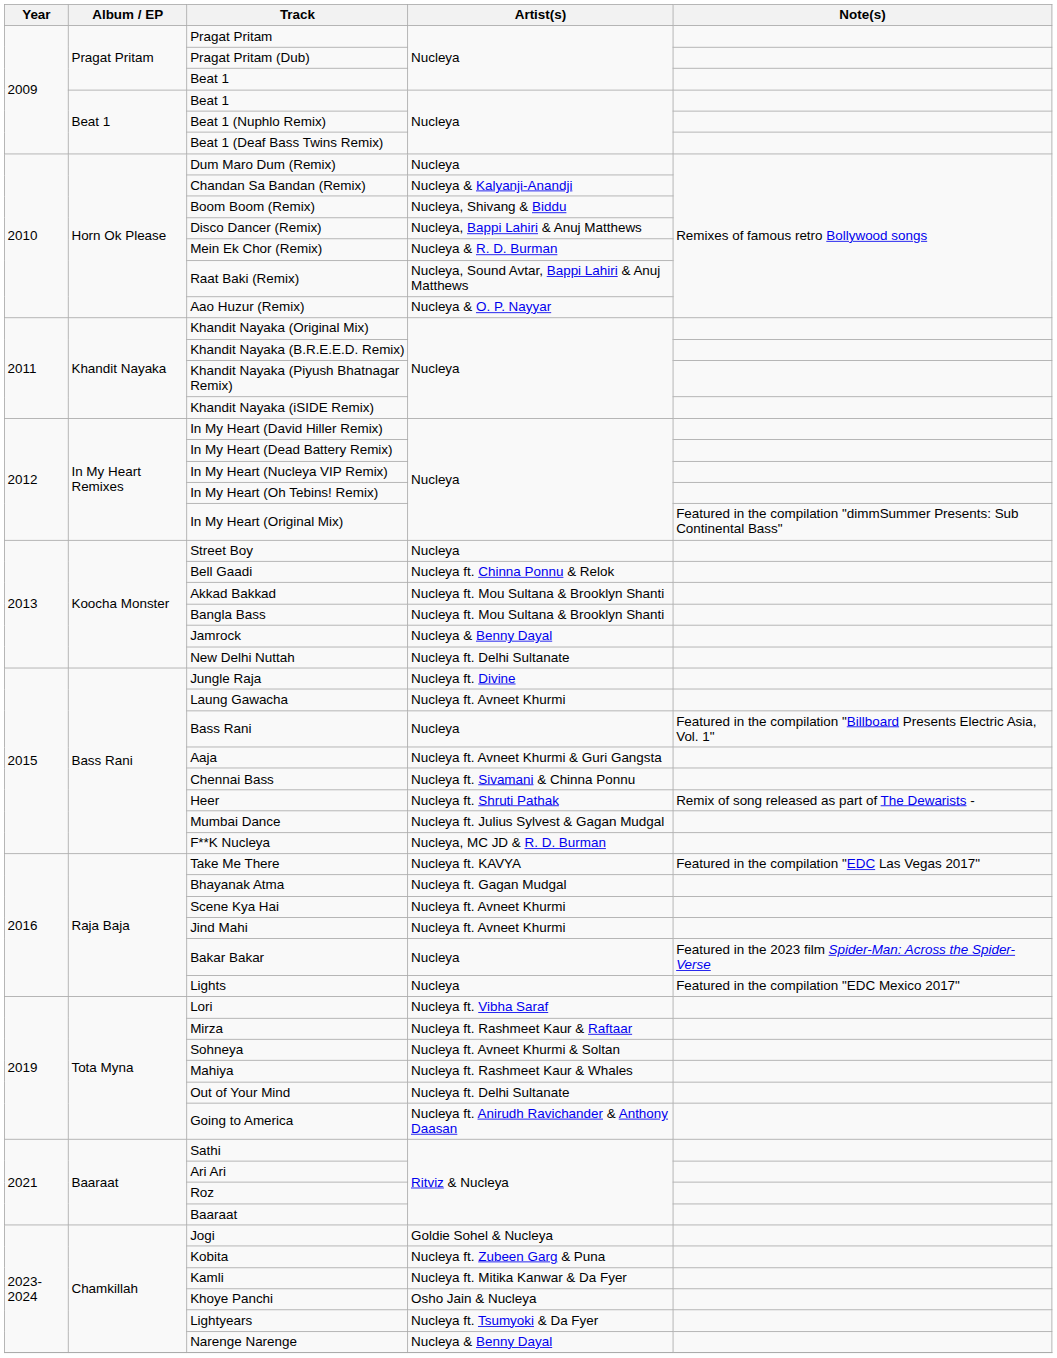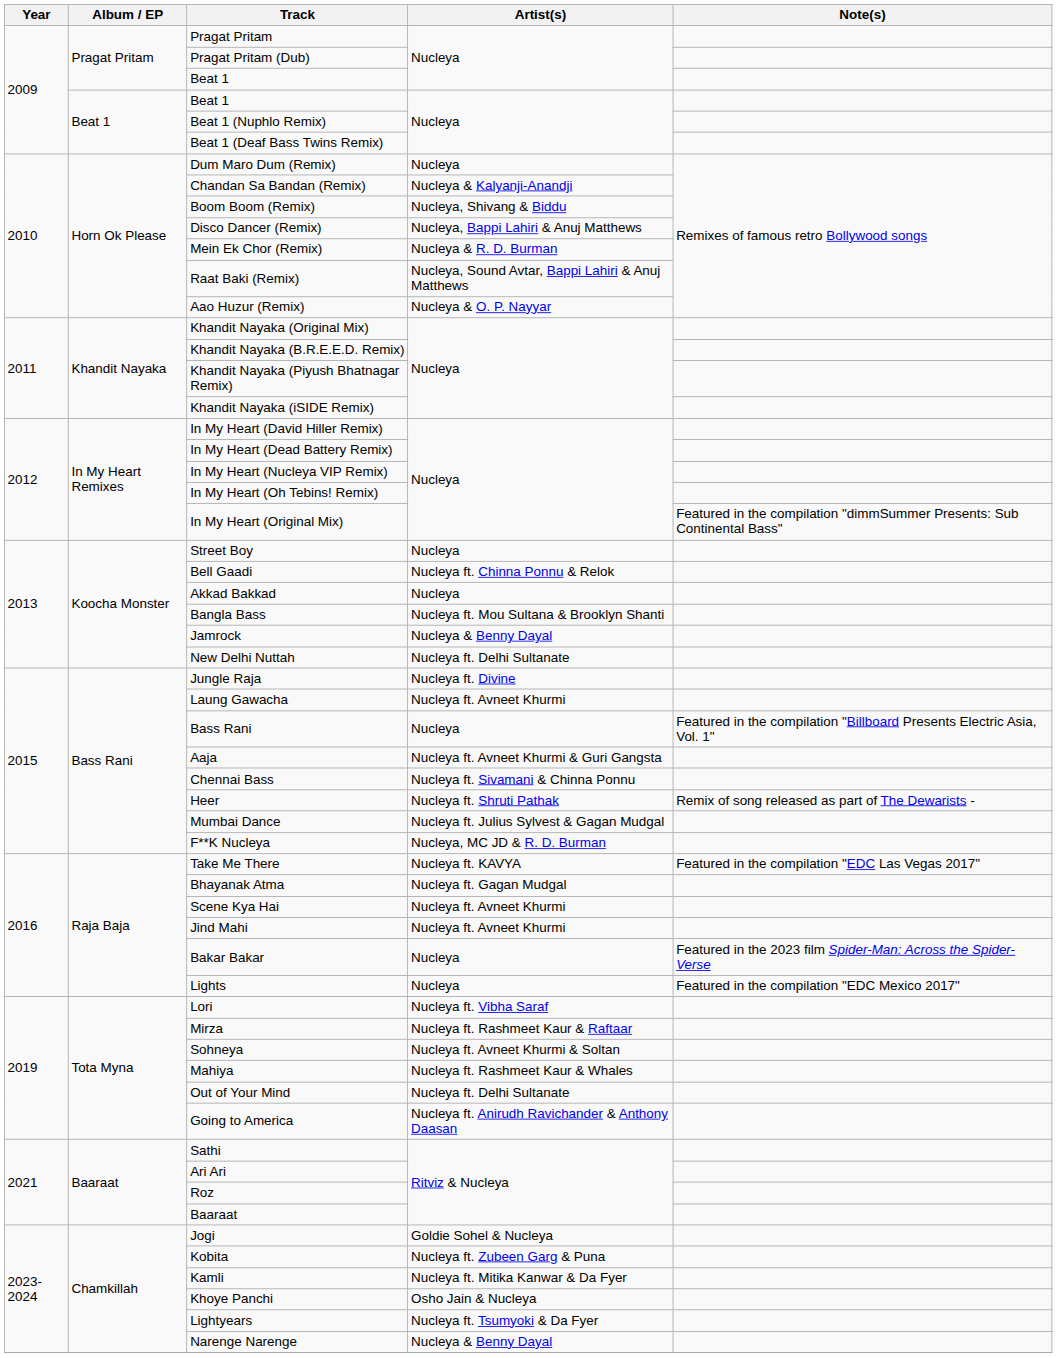(538, 593) Nucleya ft. Mou Sultana & Brooklyn Shanti -> (435, 593) Nucleya
